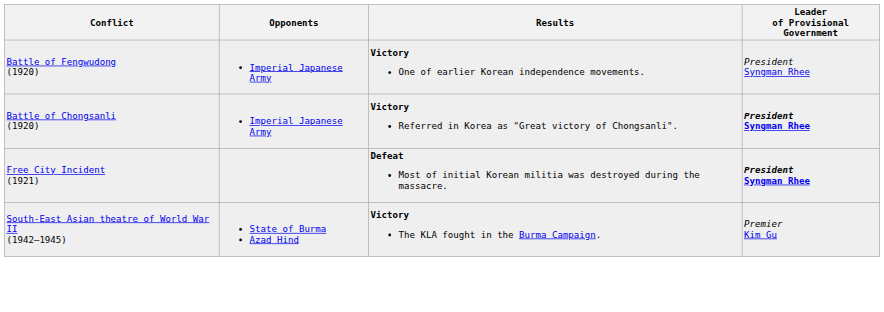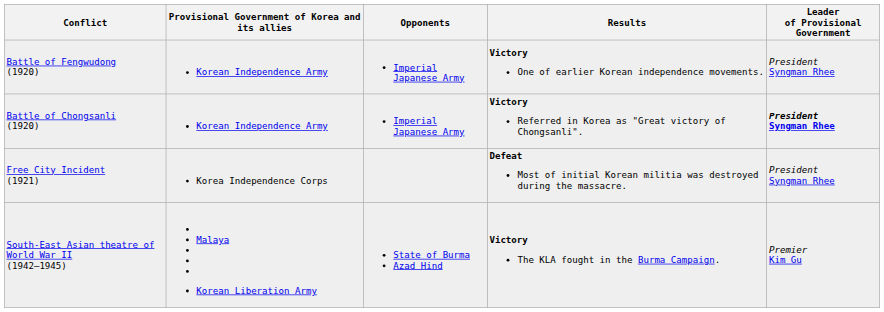+ column: (265, 22)
(777, 175) bold -> (802, 175) normal
